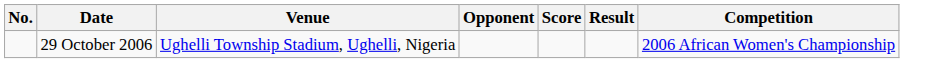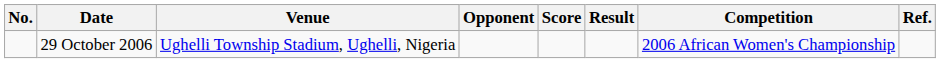+ column: (917, 17)
